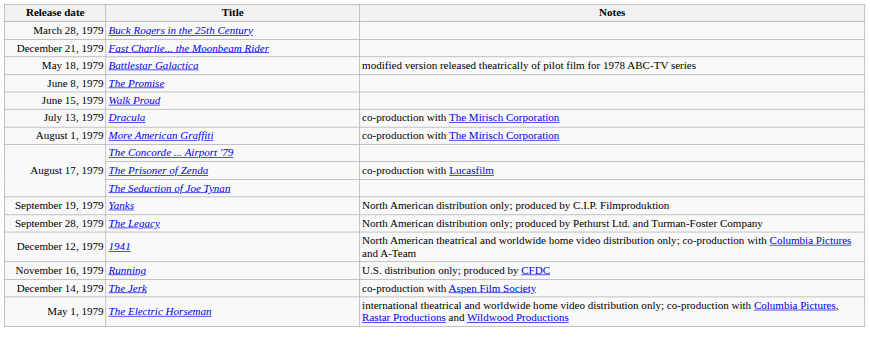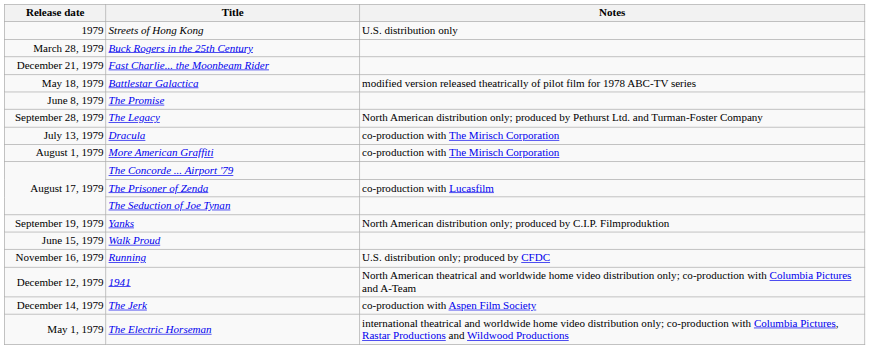+ row: (156, 30)
rows swapped: (134, 100) <-> (134, 223)
rows swapped: (127, 270) <-> (120, 247)
